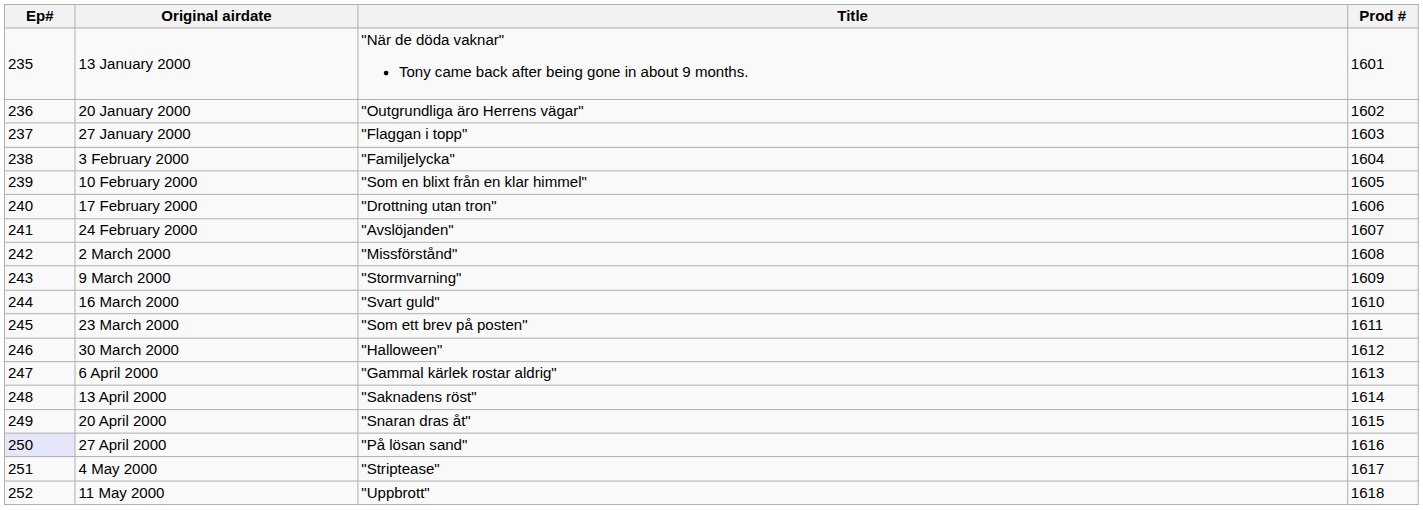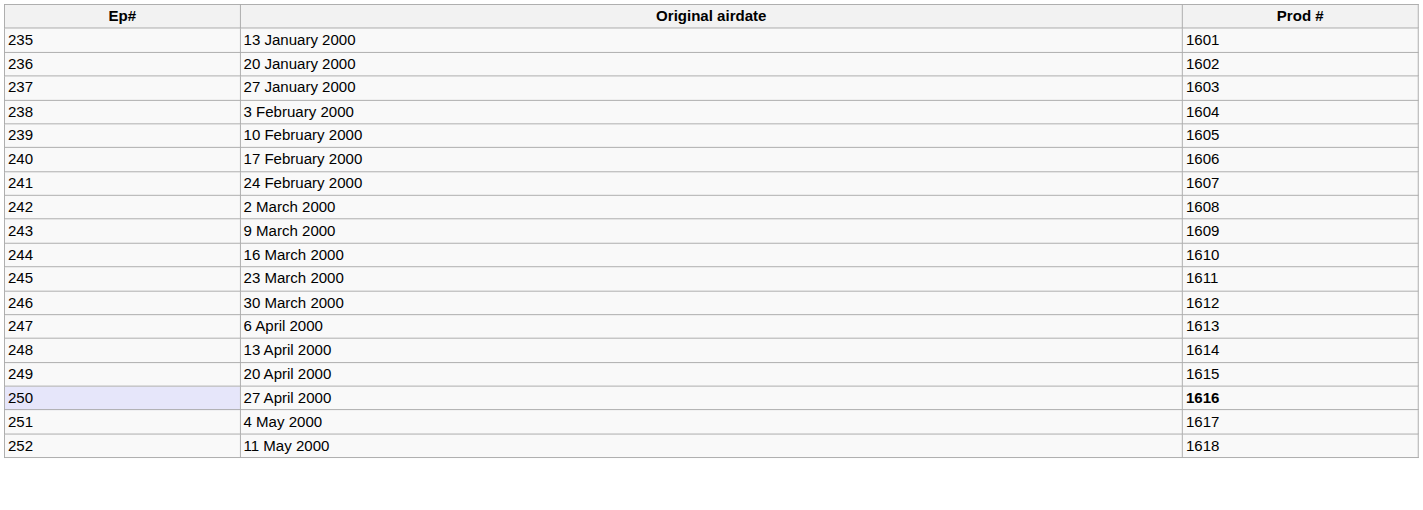- column: (853, 16)
(1368, 445) normal -> (1203, 398) bold
